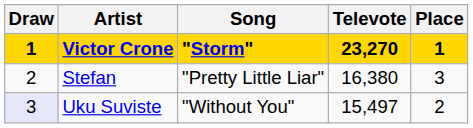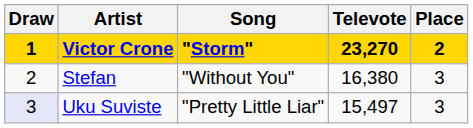(439, 48) 1 -> (439, 48) 2
(253, 78) "Pretty Little Liar" -> (238, 78) "Without You"
(238, 107) "Without You" -> (253, 107) "Pretty Little Liar"
(439, 107) 2 -> (439, 107) 3
